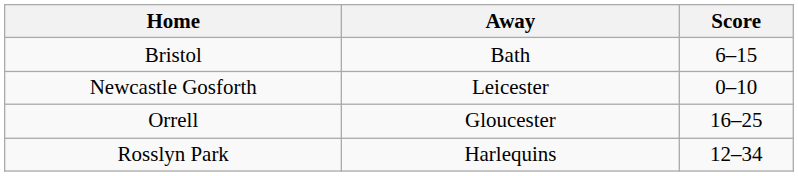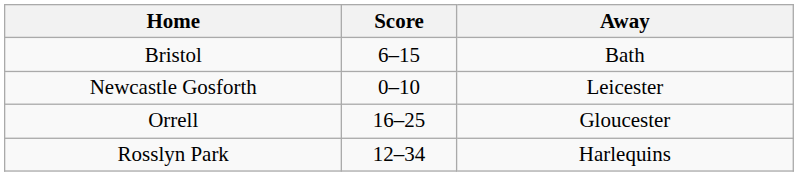columns swapped: (510, 21) <-> (736, 21)
